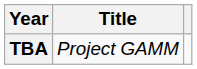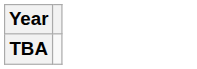- column: (118, 19)
